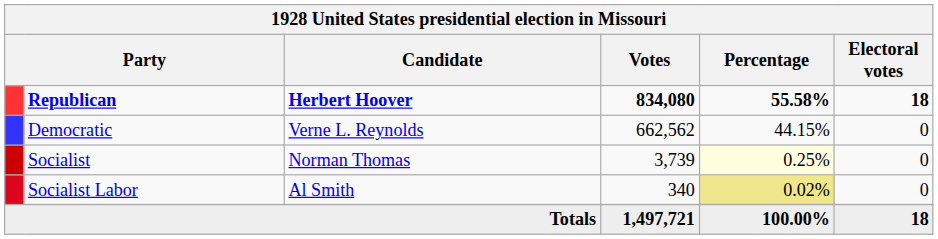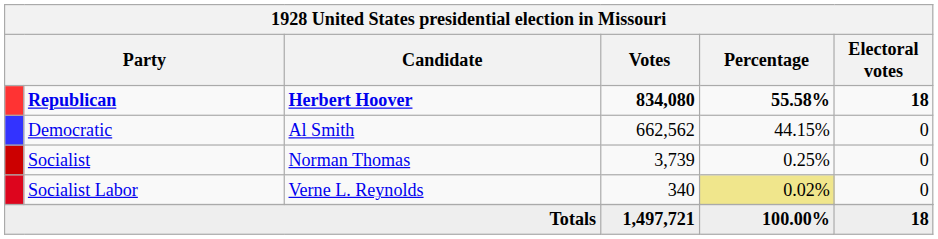(356, 130) Verne L. Reynolds -> (321, 130) Al Smith
(807, 160) lightyellow background -> (807, 160) no background
(321, 190) Al Smith -> (356, 190) Verne L. Reynolds
